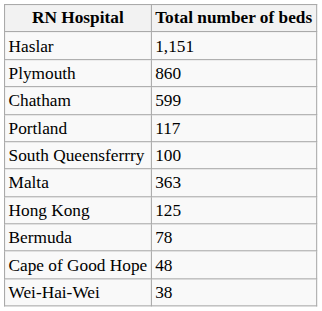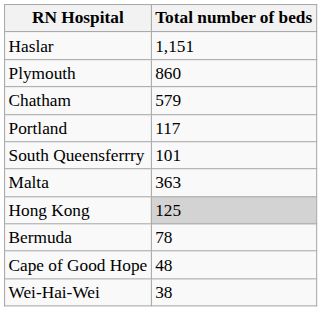(168, 100) 599 -> (168, 100) 579
(168, 155) 100 -> (168, 155) 101
(168, 210) no background -> (168, 210) lightgrey background
